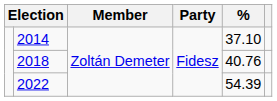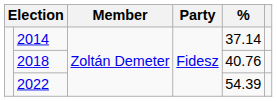(243, 38) 37.10 -> (243, 38) 37.14
